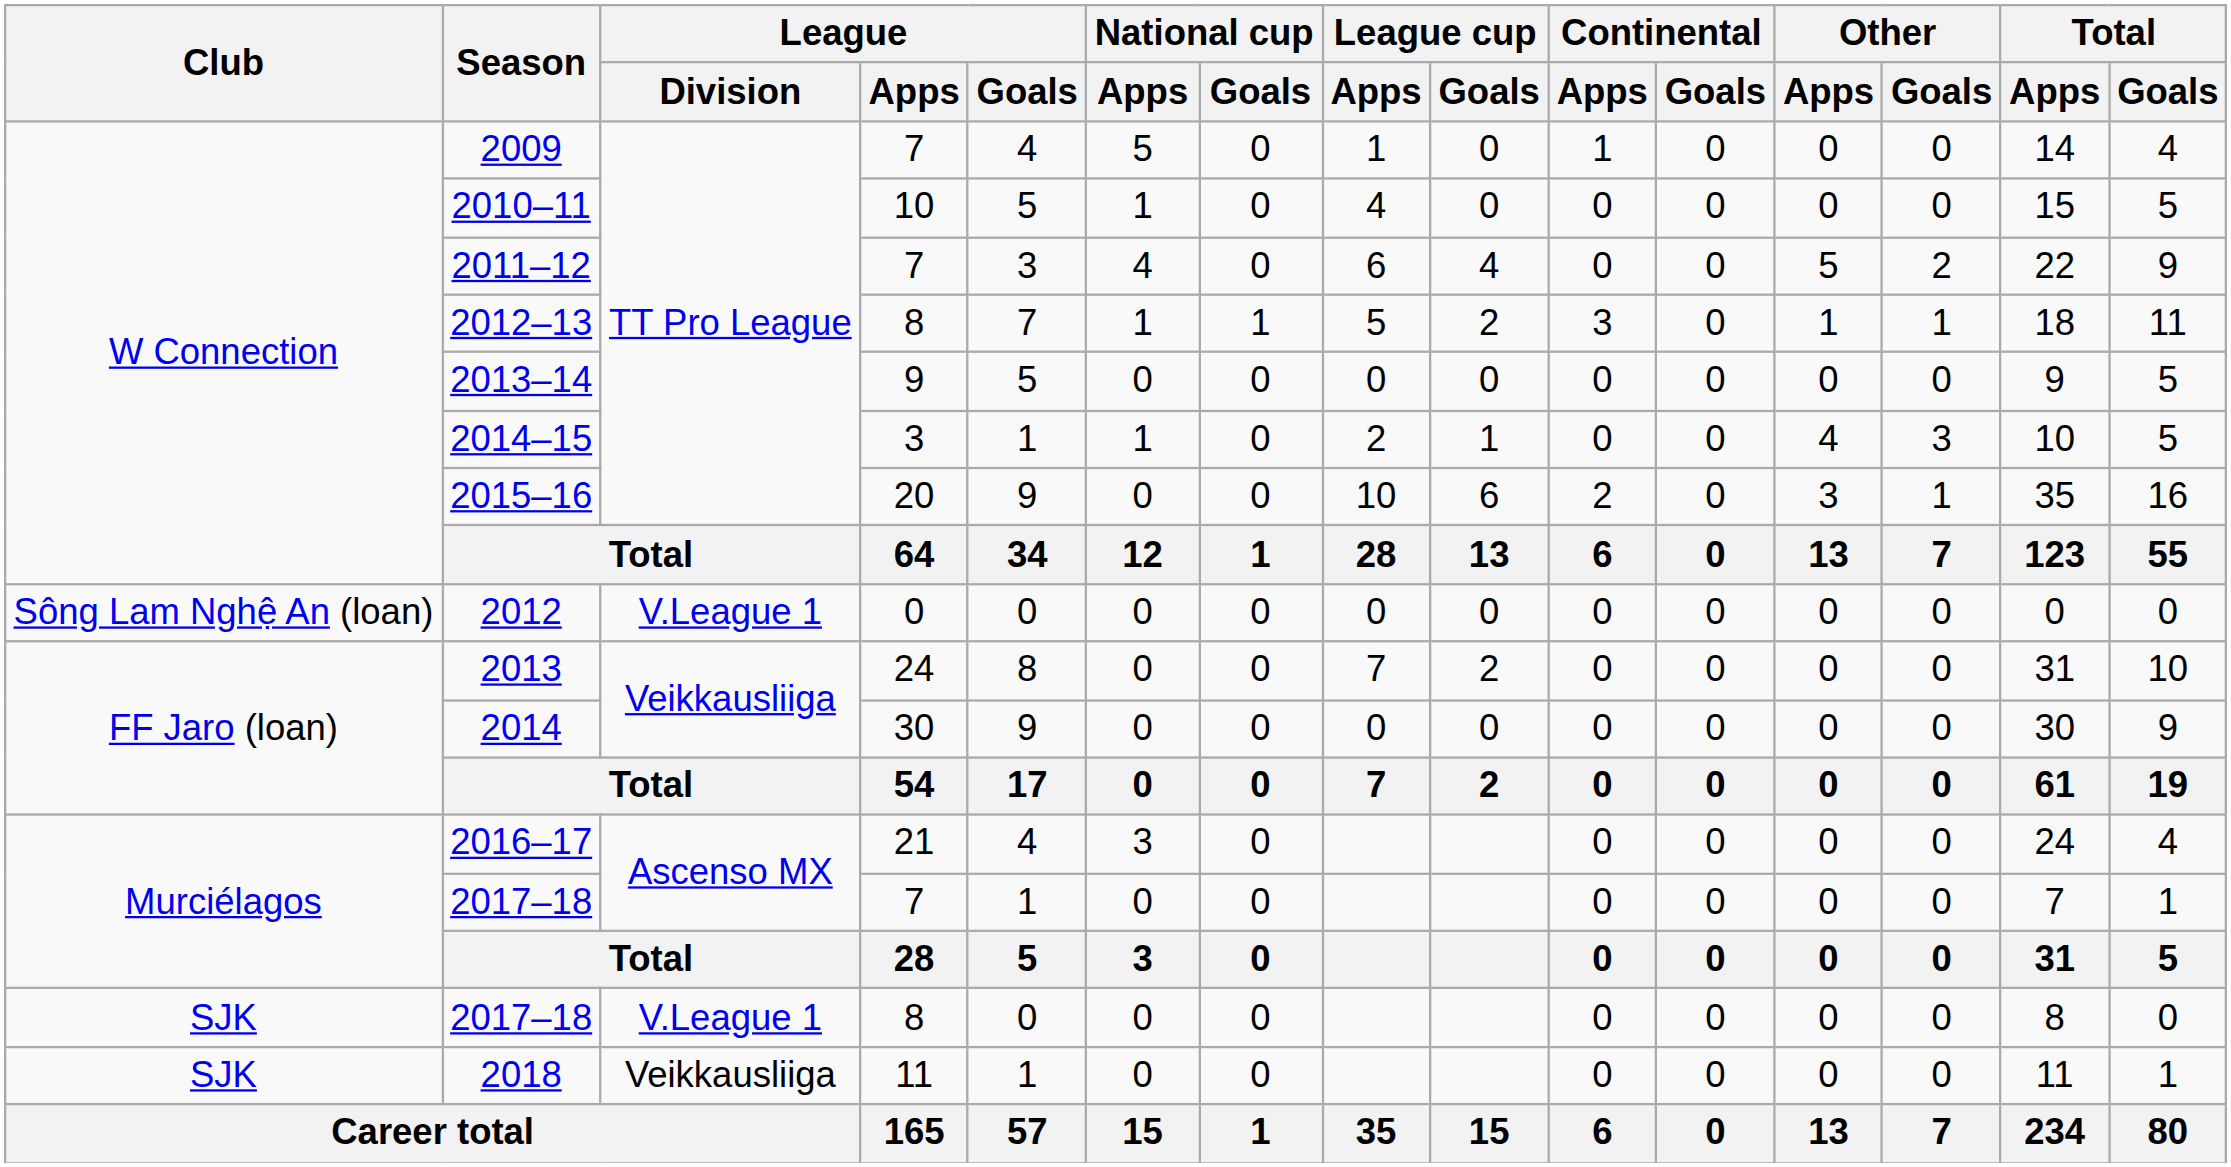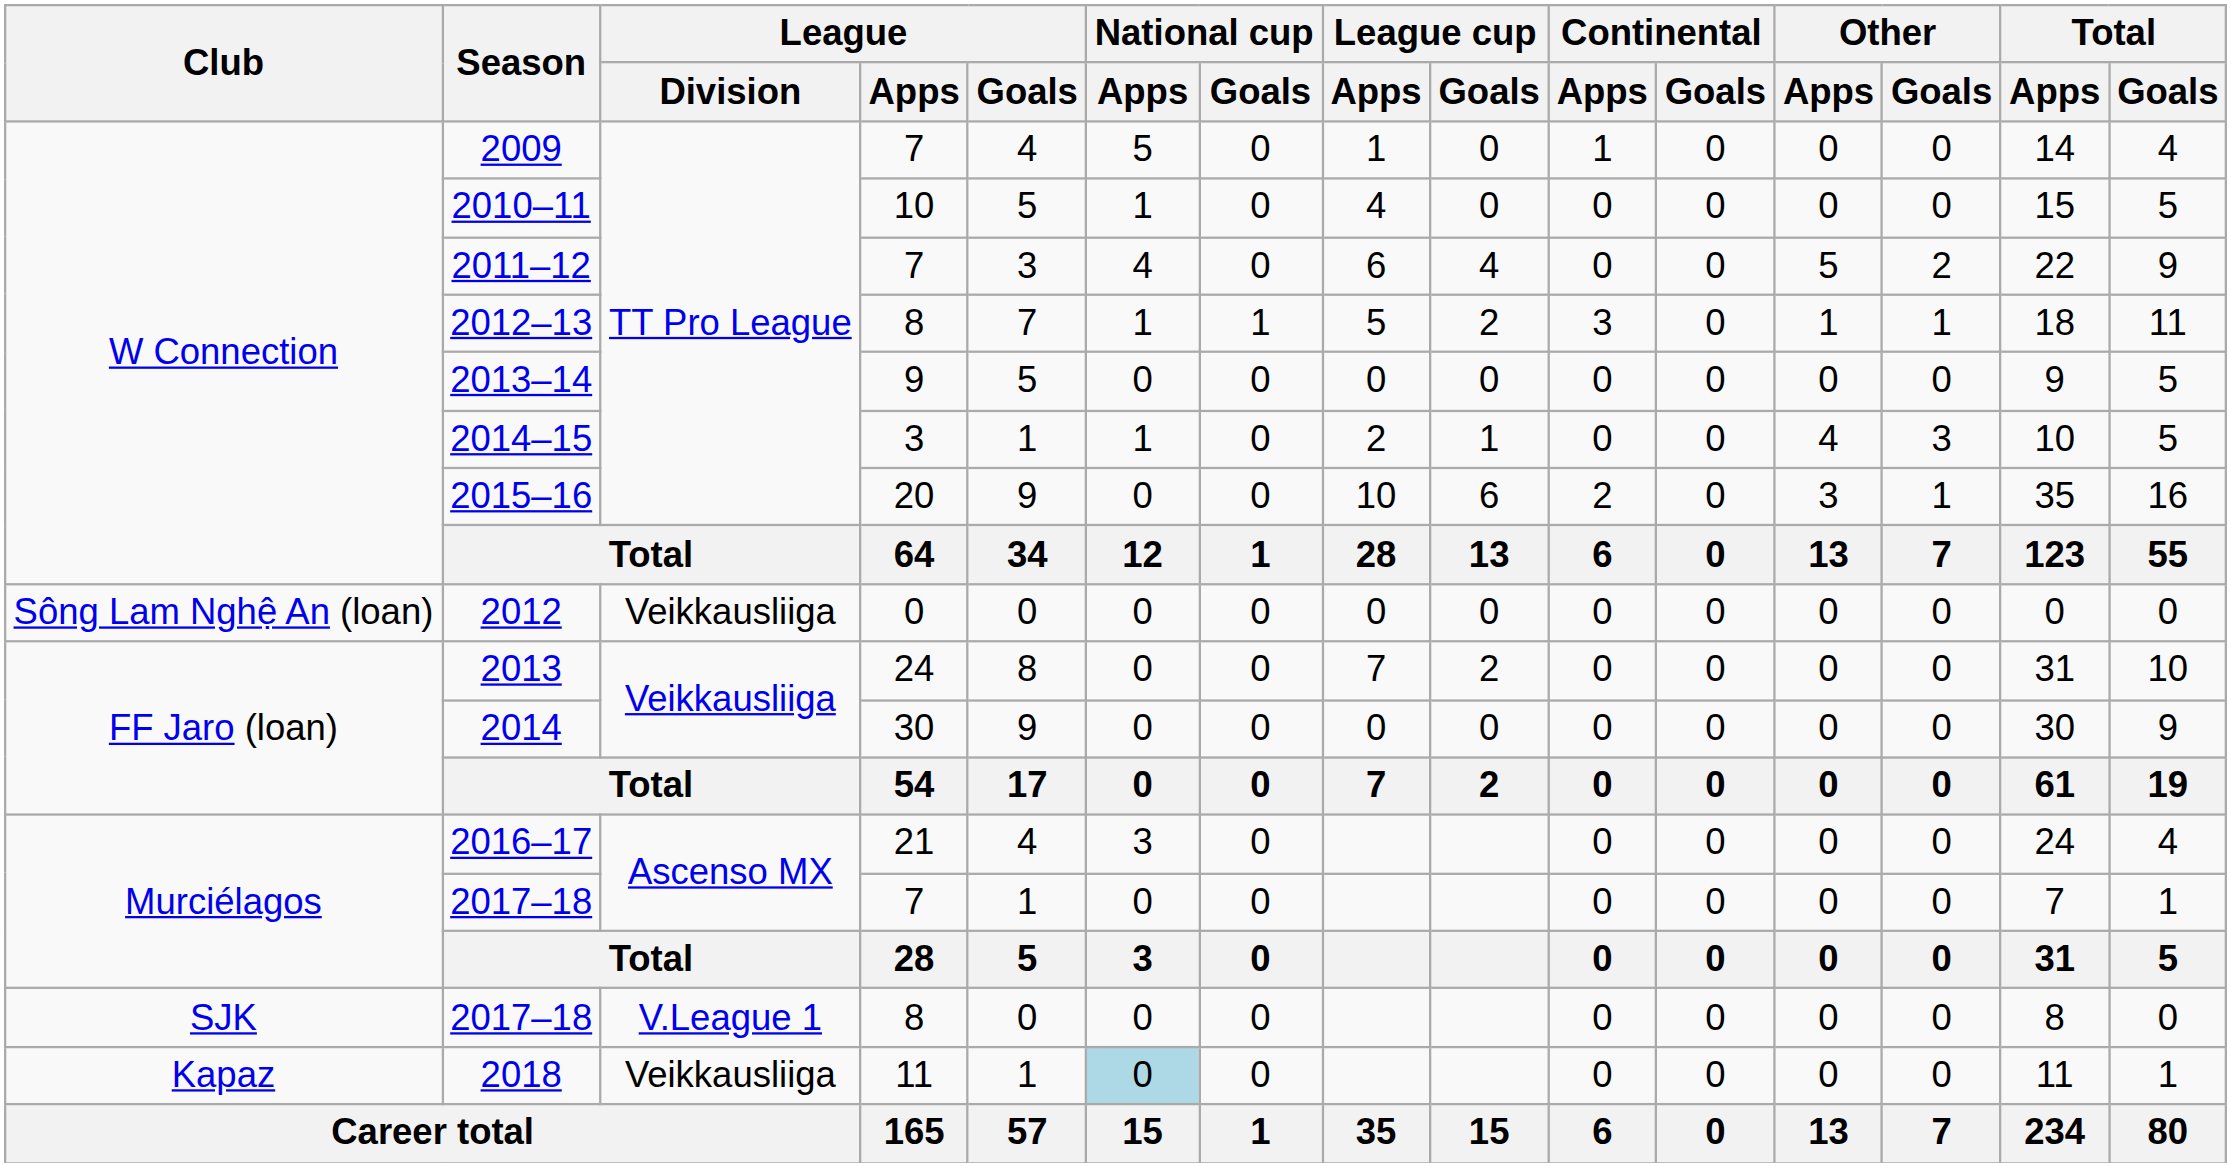(730, 611) V.League 1 -> (730, 611) Veikkausliiga
(223, 1074) SJK -> (223, 1074) Kapaz
(1143, 1074) no background -> (1143, 1074) lightblue background
